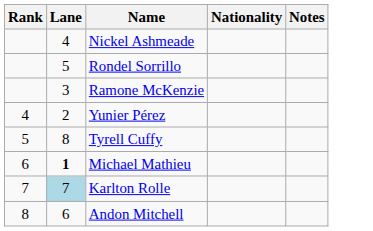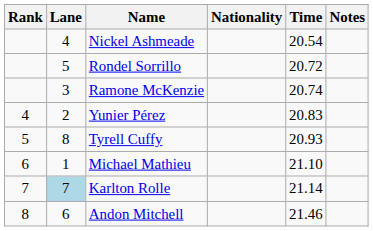+ column: (306, 16)
(66, 164) bold -> (66, 164) normal
